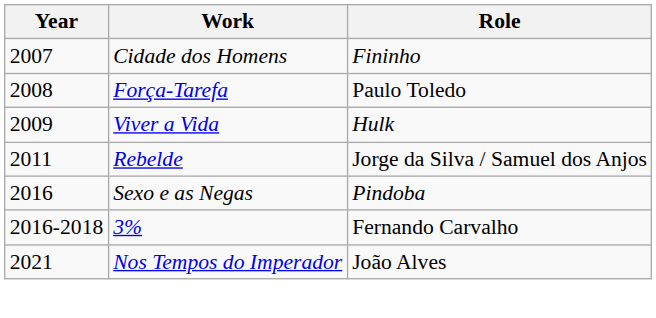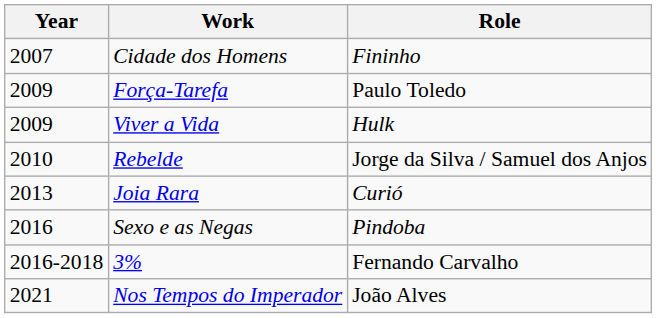(31, 90) 2008 -> (31, 90) 2009
(31, 158) 2011 -> (31, 158) 2010
+ row: (156, 192)
